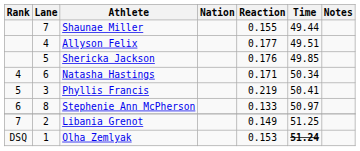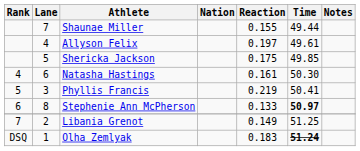(262, 44) 0.177 -> (262, 44) 0.197
(305, 44) 49.51 -> (305, 44) 49.61
(262, 59) 0.176 -> (262, 59) 0.175
(262, 75) 0.171 -> (262, 75) 0.161
(305, 75) 50.34 -> (305, 75) 50.30
(305, 106) normal -> (305, 106) bold
(262, 138) 0.153 -> (262, 138) 0.183
